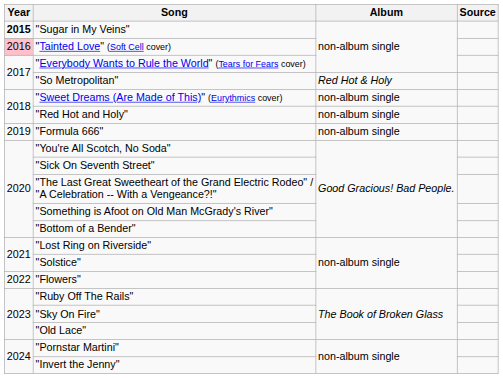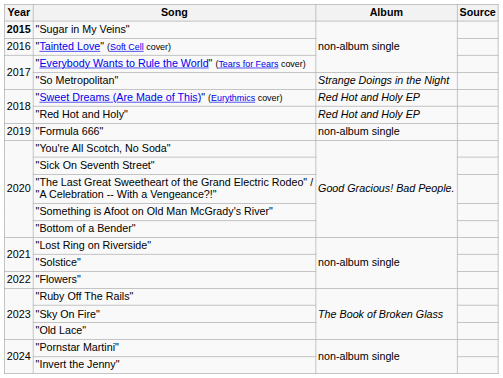(19, 47) pink background -> (19, 47) no background
(355, 81) Red Hot & Holy -> (384, 81) Strange Doings in the Night
(359, 98) non-album single -> (369, 98) Red Hot and Holy EP
(359, 115) non-album single -> (369, 115) Red Hot and Holy EP
